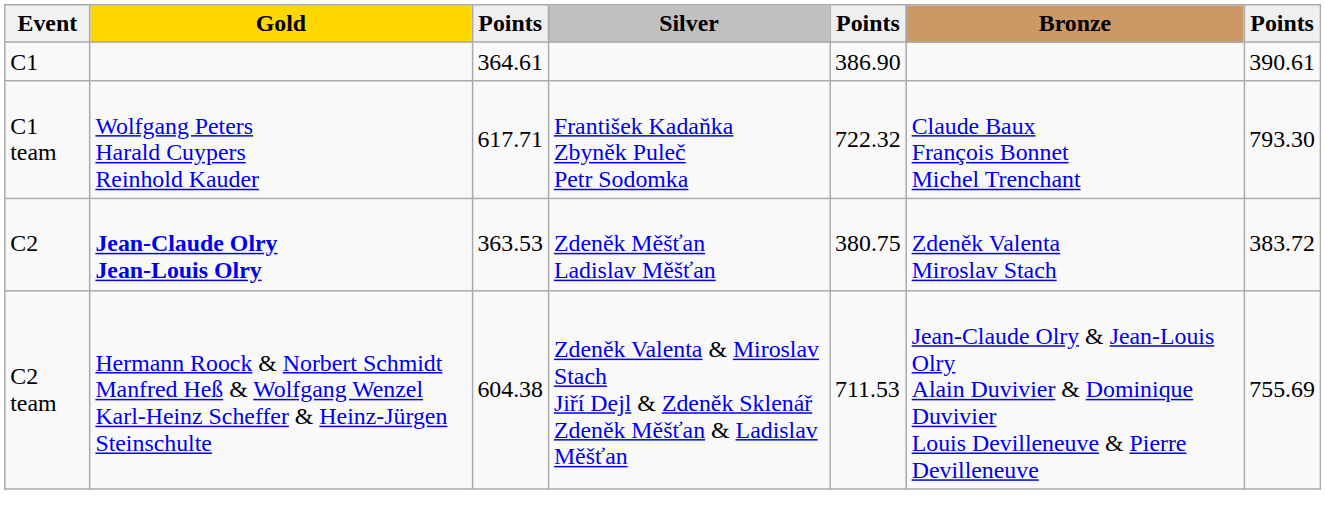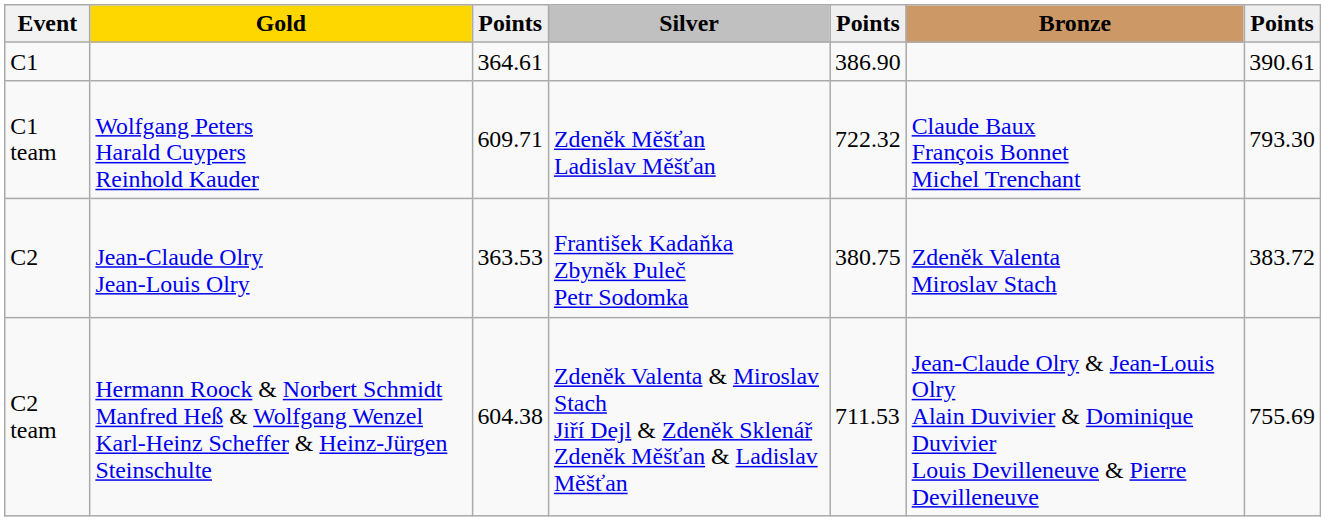(510, 139) 617.71 -> (510, 139) 609.71
(644, 152) František Kadaňka Zbyněk Puleč Petr Sodomka -> (635, 152) Zdeněk Měšťan Ladislav Měšťan
(186, 257) bold -> (179, 270) normal
(635, 257) Zdeněk Měšťan Ladislav Měšťan -> (644, 270) František Kadaňka Zbyněk Puleč Petr Sodomka
